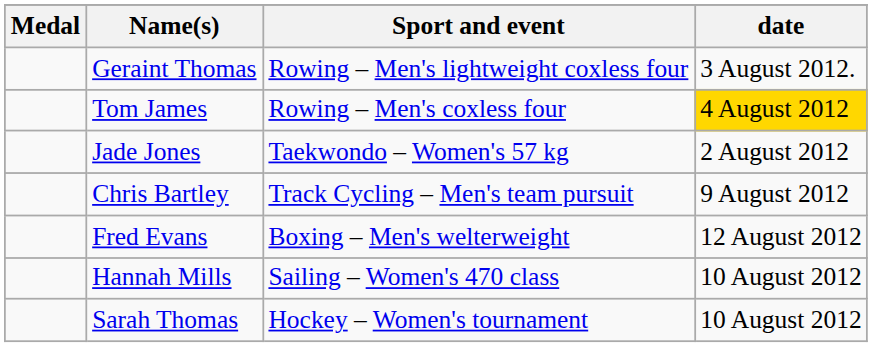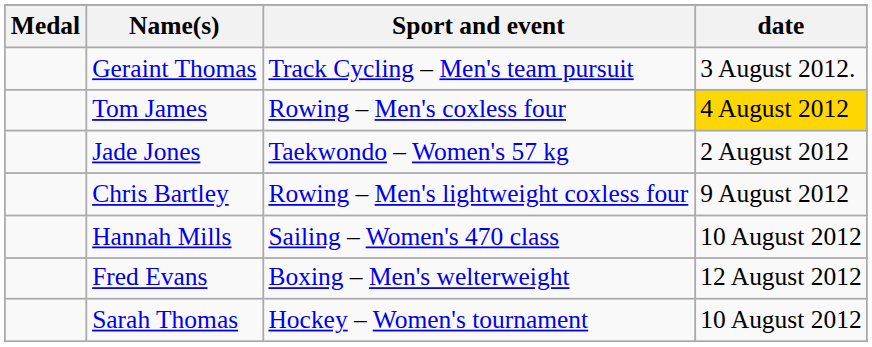(478, 67) Rowing – Men's lightweight coxless four -> (451, 67) Track Cycling – Men's team pursuit
(451, 194) Track Cycling – Men's team pursuit -> (478, 194) Rowing – Men's lightweight coxless four
rows swapped: (162, 278) <-> (150, 236)
